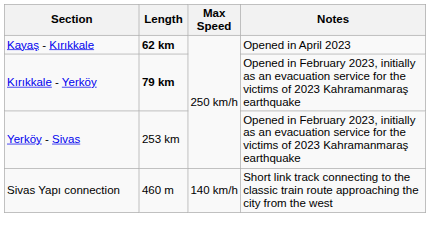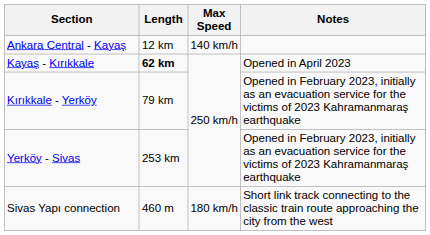+ row: (67, 44)
(158, 82) bold -> (158, 100) normal
(214, 190) 140 km/h -> (214, 208) 180 km/h
